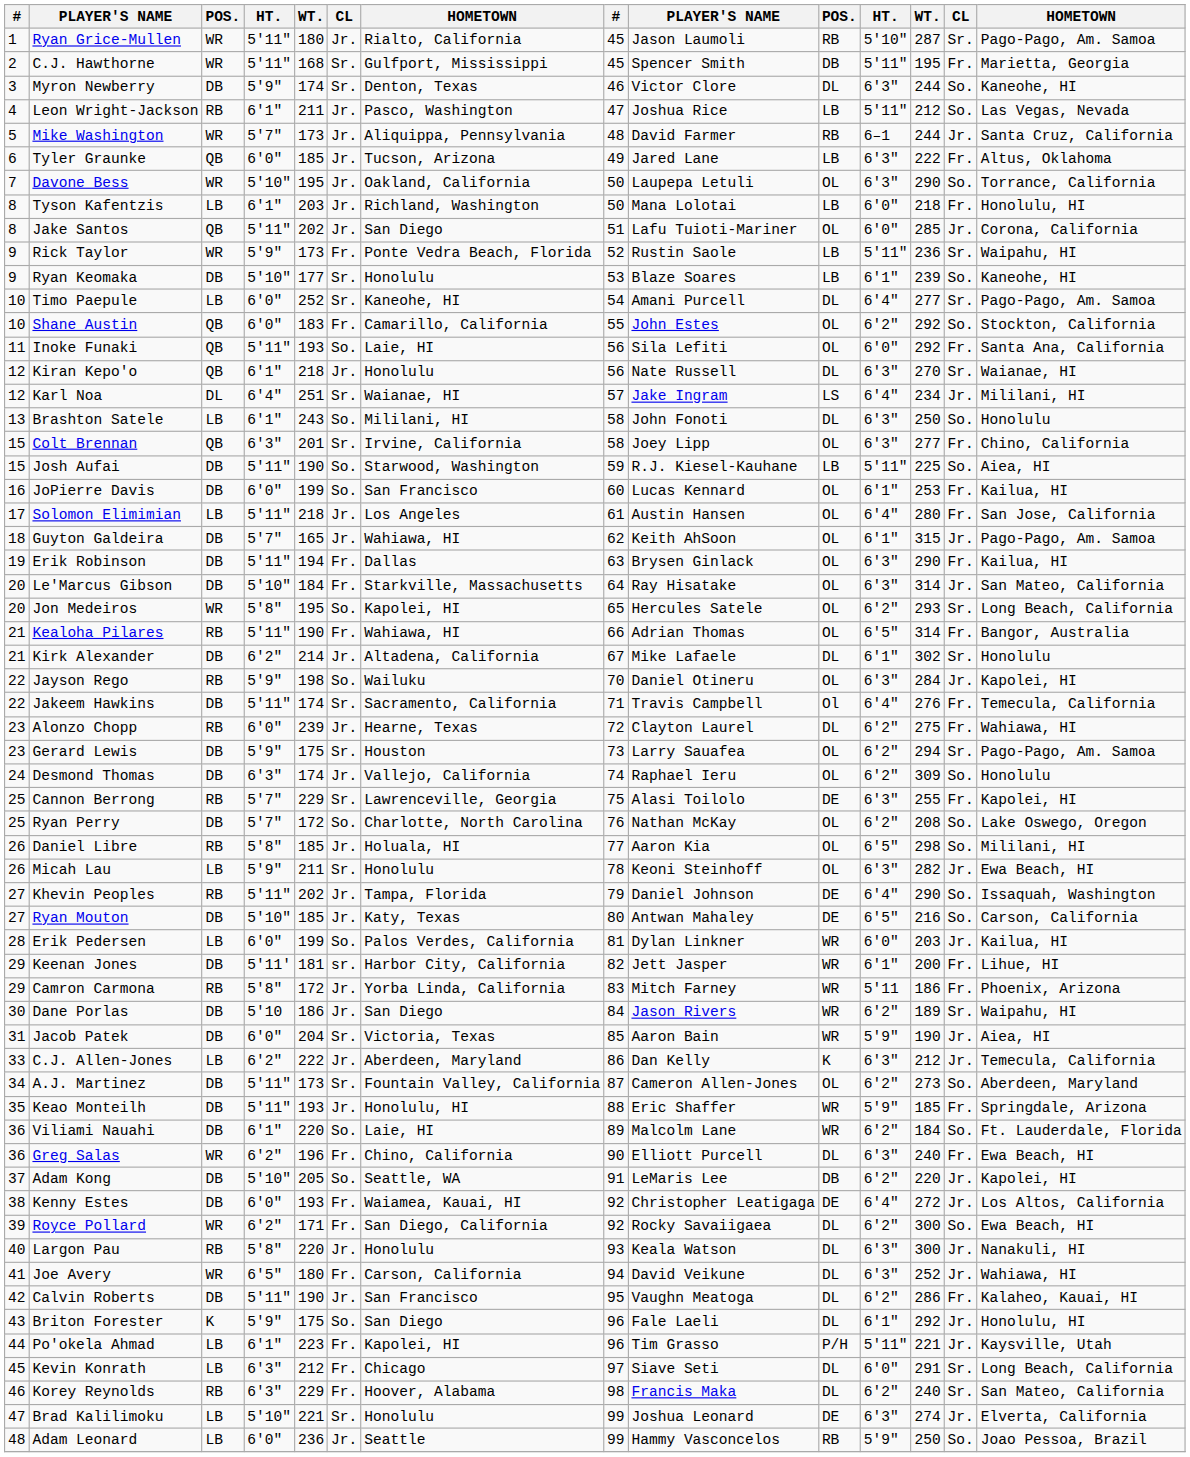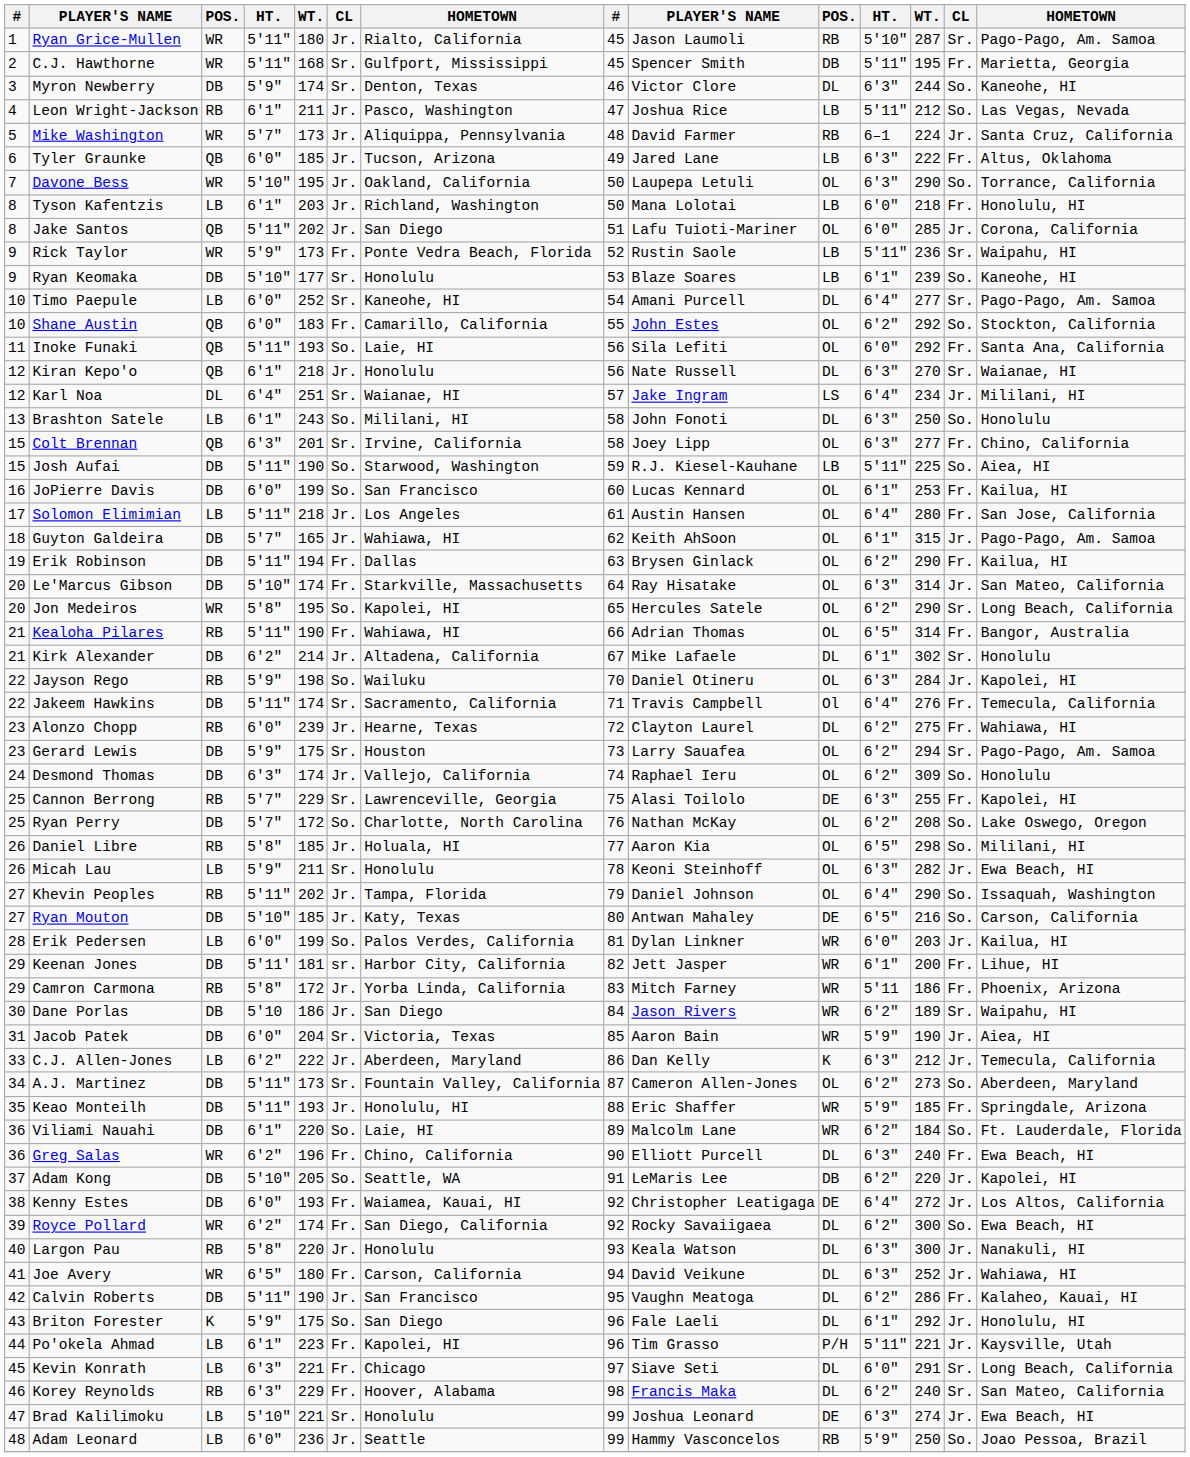(928, 135) 244 -> (928, 135) 224
(881, 562) 6'3" -> (881, 562) 6'2"
(311, 586) 184 -> (311, 586) 174
(928, 610) 293 -> (928, 610) 290
(831, 894) DE -> (831, 894) OL
(311, 1227) 171 -> (311, 1227) 174
(311, 1369) 212 -> (311, 1369) 221
(1064, 1416) Elverta, California -> (1037, 1416) Ewa Beach, HI
